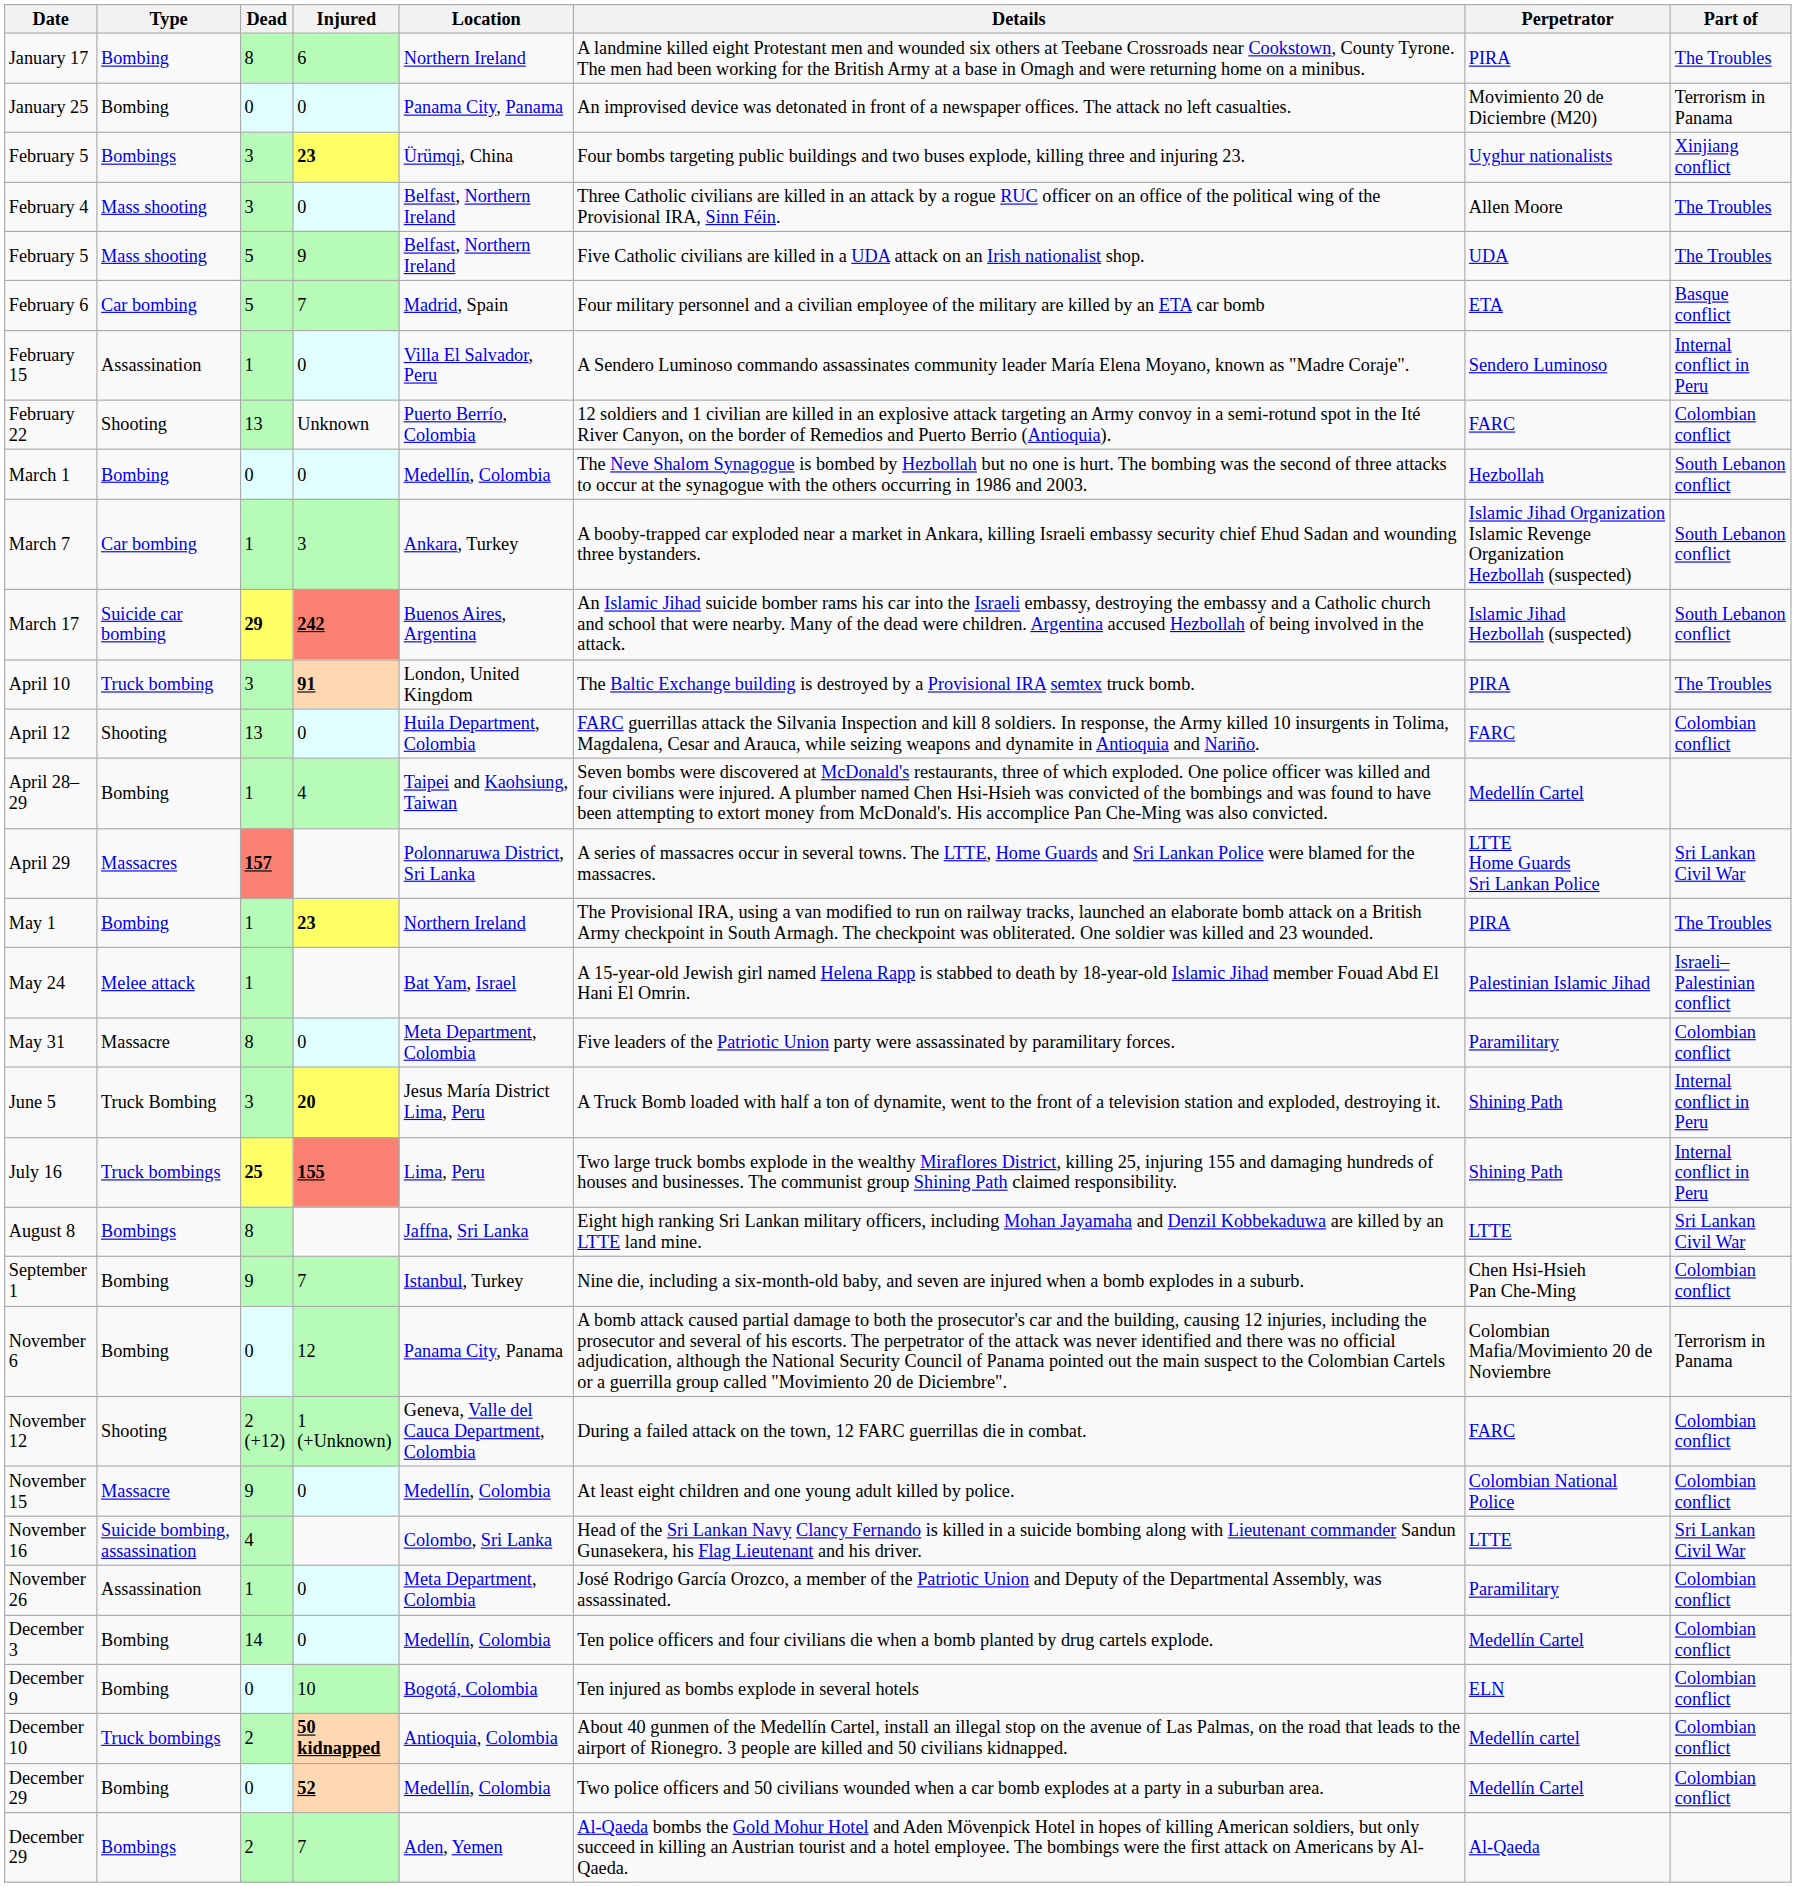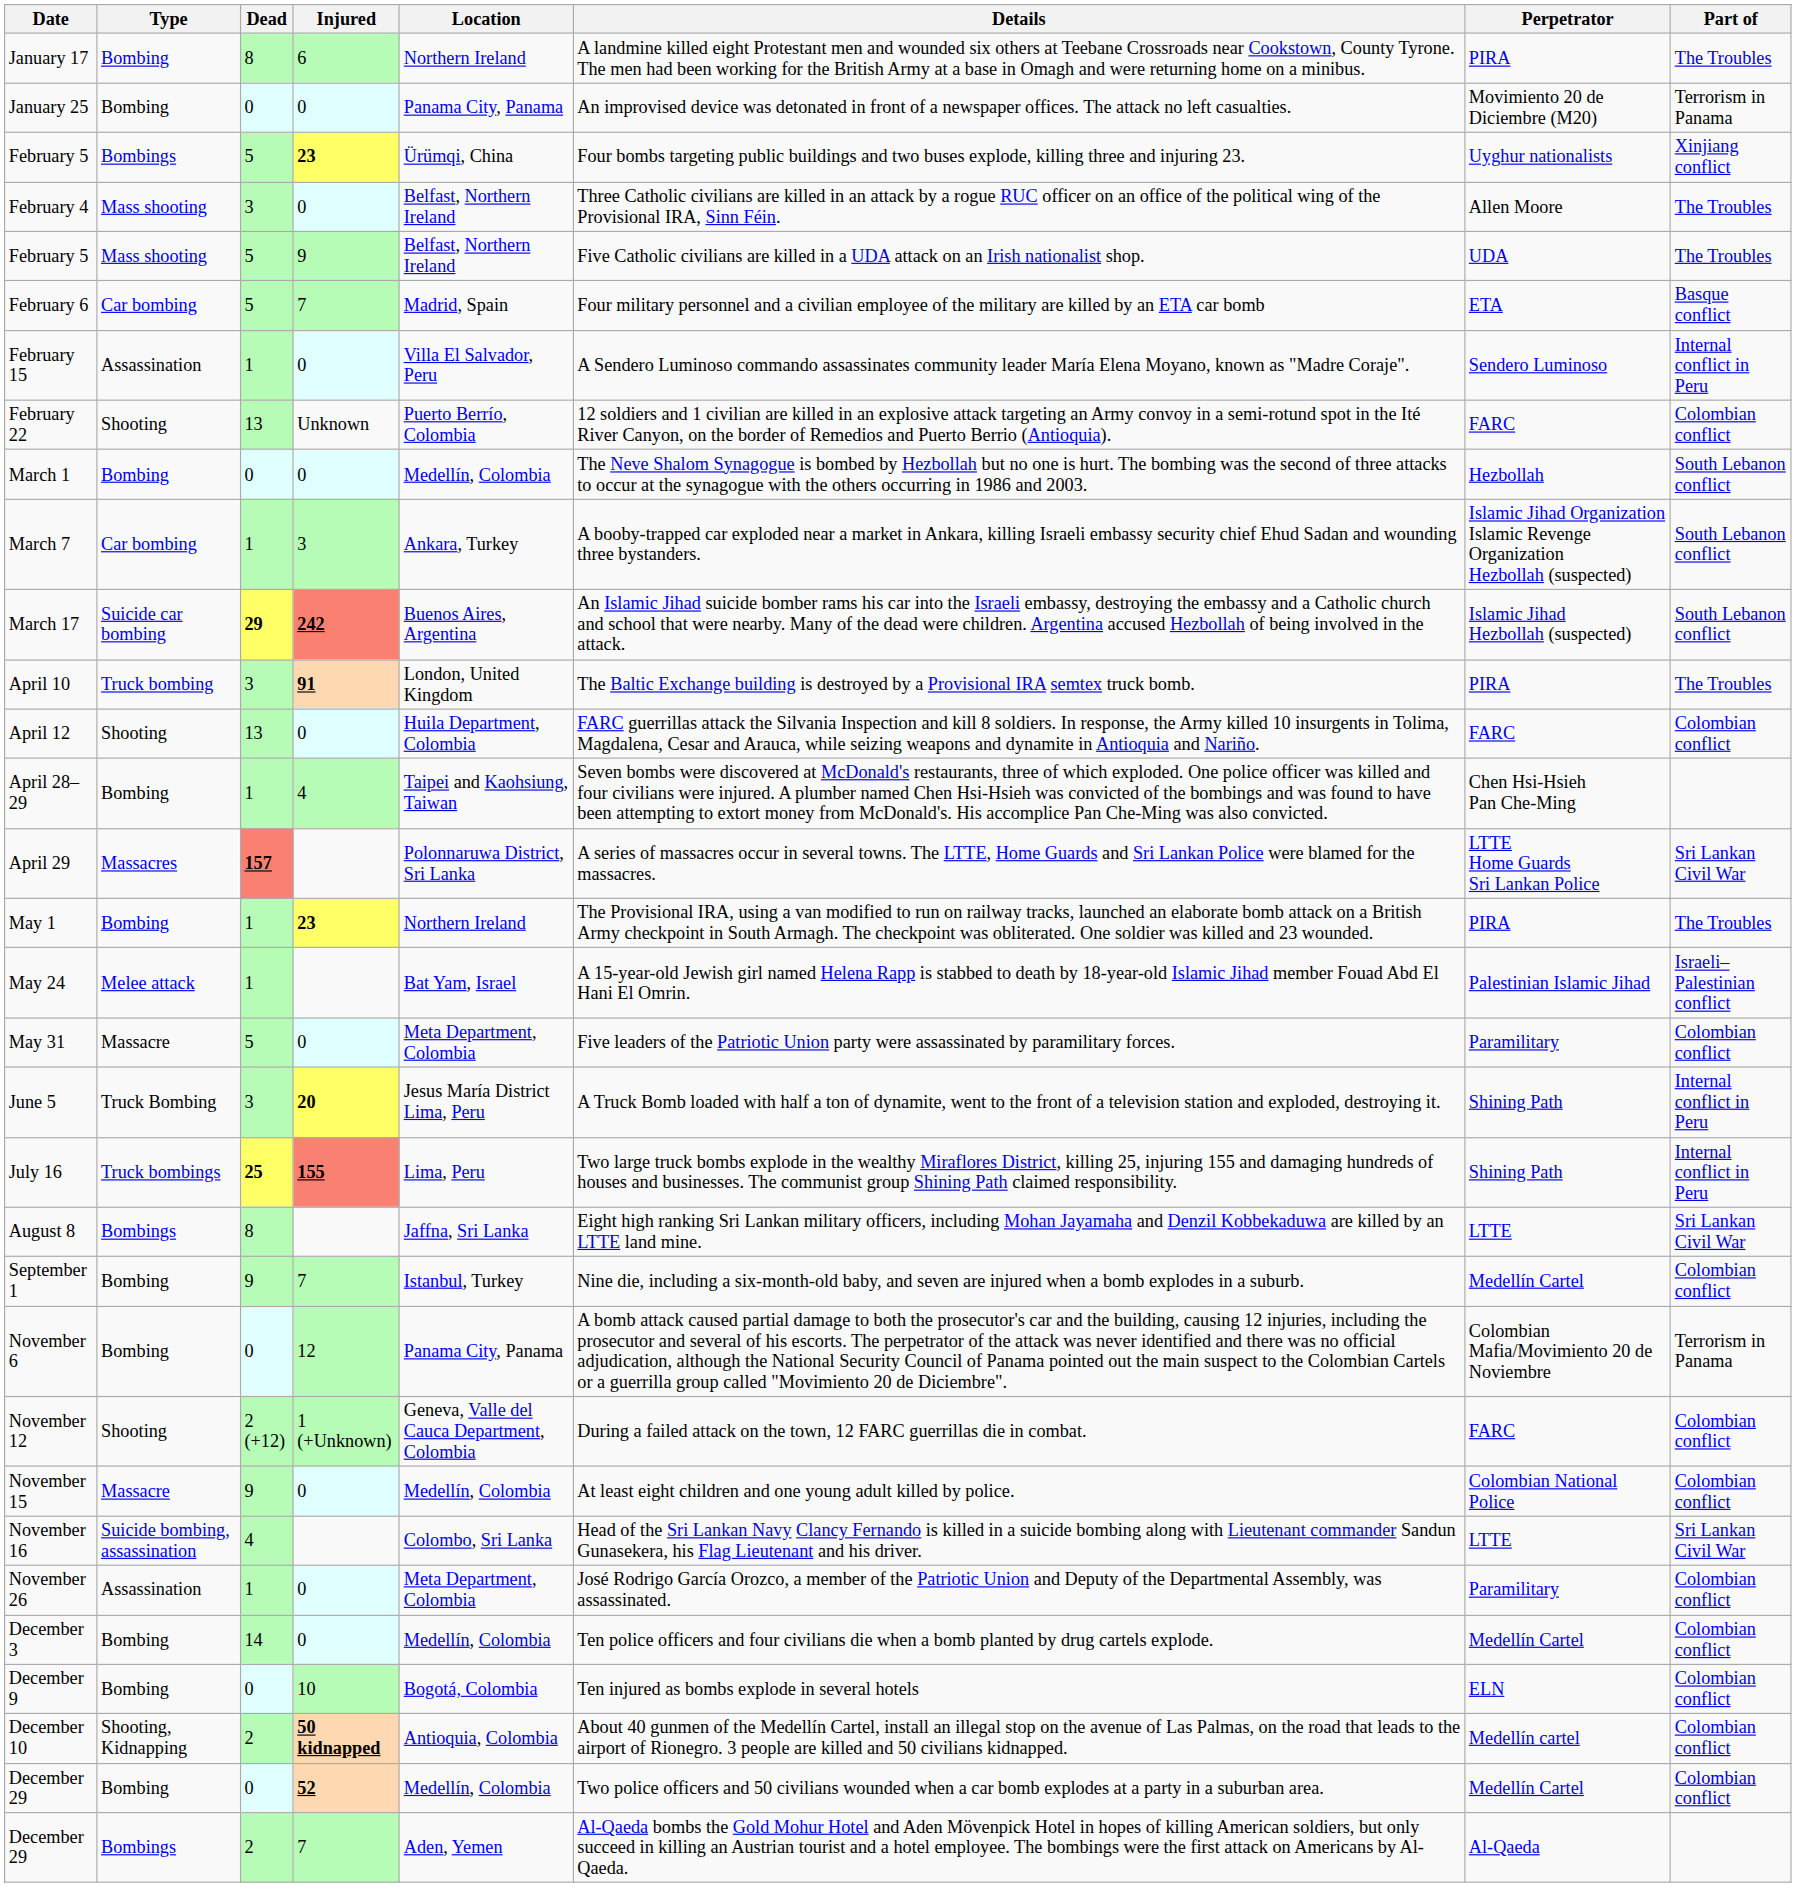(249, 157) 3 -> (249, 157) 5
(1526, 793) Medellín Cartel -> (1527, 793) Chen Hsi-Hsieh Pan Che-Ming
(249, 1042) 8 -> (249, 1042) 5
(1527, 1281) Chen Hsi-Hsieh Pan Che-Ming -> (1526, 1281) Medellín Cartel
(161, 1738) Truck bombings -> (144, 1738) Shooting, Kidnapping
